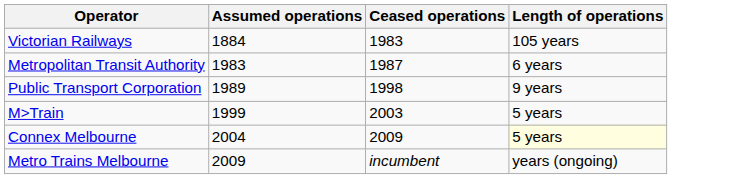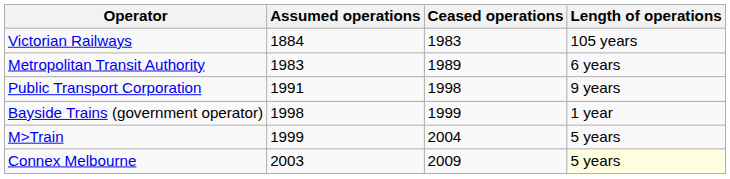(386, 64) 1987 -> (444, 64) 1989
(229, 88) 1989 -> (287, 88) 1991
+ row: (136, 112)
(386, 112) 2003 -> (444, 137) 2004
(229, 137) 2004 -> (287, 161) 2003
- row: (88, 161)
